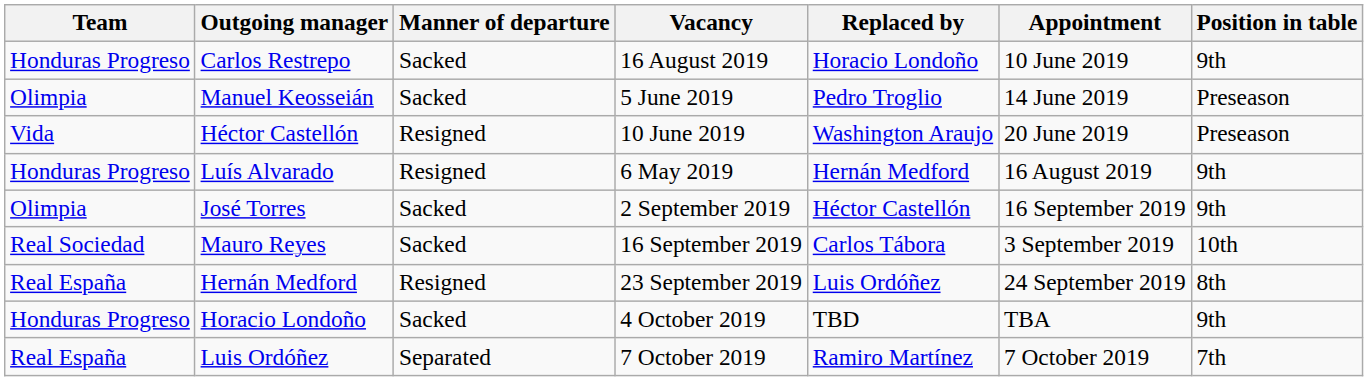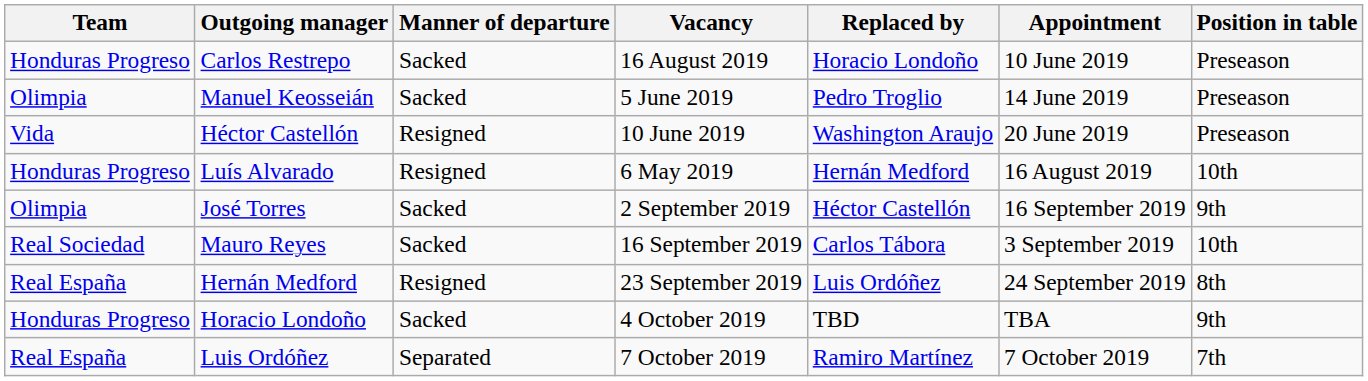(1211, 60) 9th -> (1243, 60) Preseason
(1211, 171) 9th -> (1217, 171) 10th
